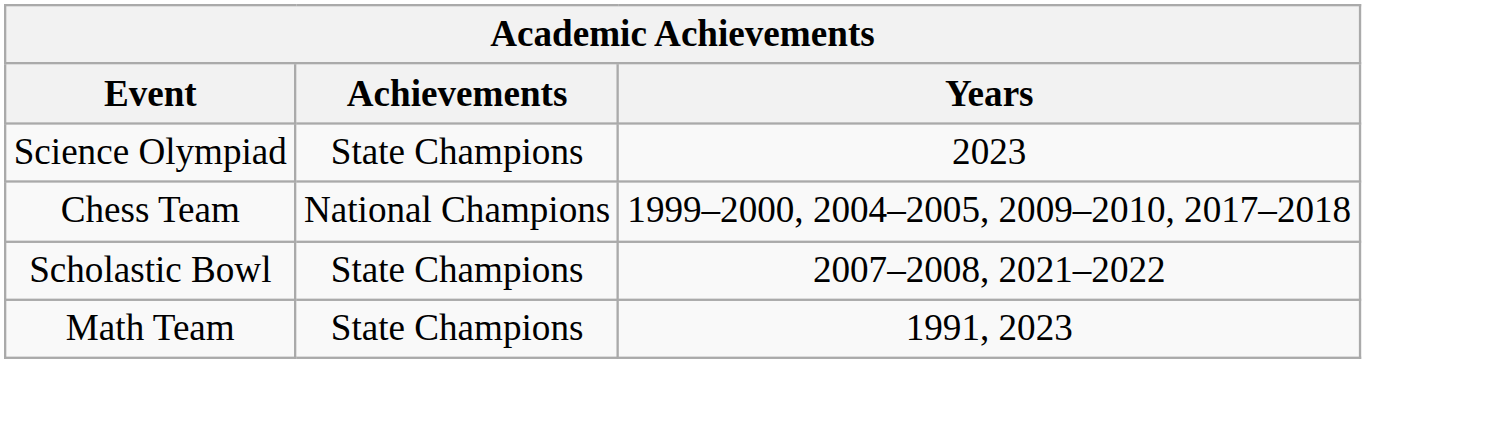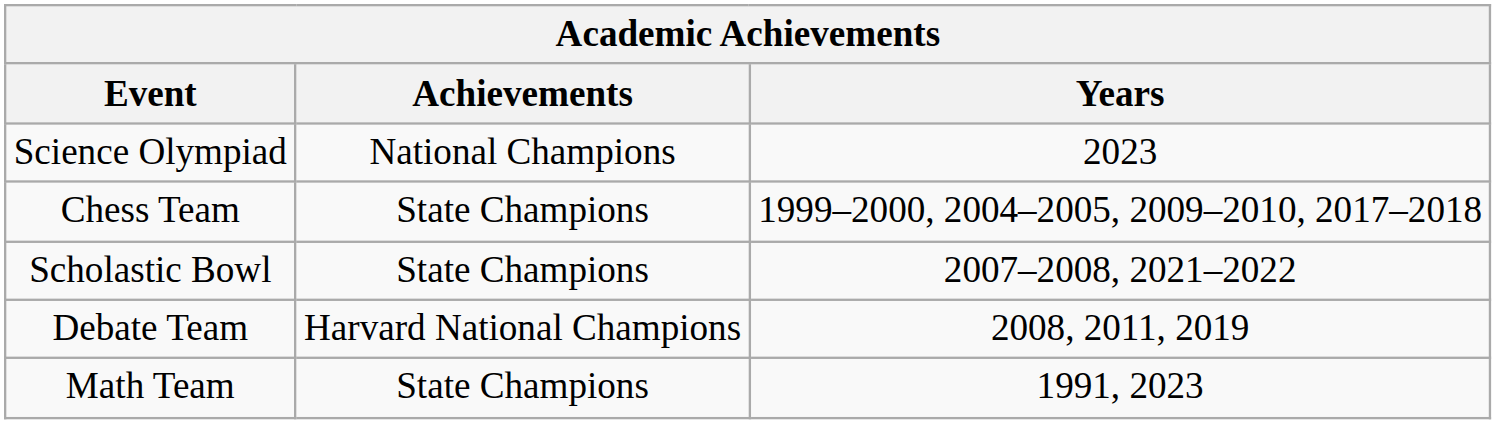(457, 151) State Champions -> (523, 151) National Champions
(457, 210) National Champions -> (523, 210) State Champions
+ row: (150, 328)
